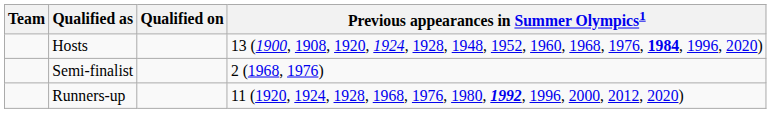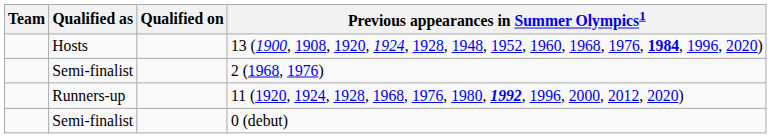+ row: (259, 120)
